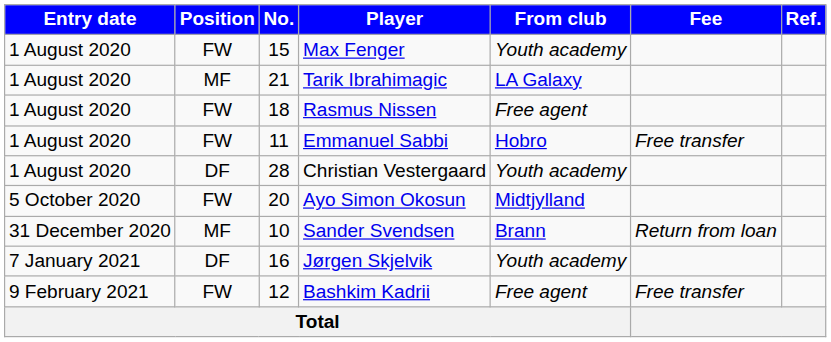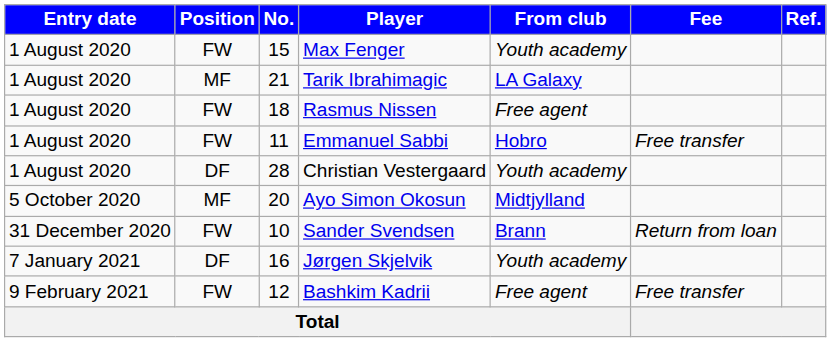(217, 200) FW -> (217, 200) MF
(217, 230) MF -> (217, 230) FW
